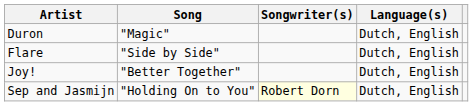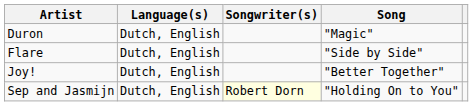columns swapped: (188, 14) <-> (409, 14)
